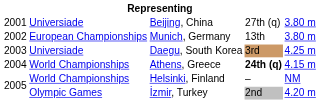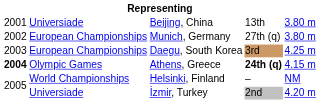(263, 22) 27th (q) -> (255, 22) 13th
(255, 37) 13th -> (263, 37) 27th (q)
(56, 51) Universiade -> (88, 51) European Championships
(15, 65) normal -> (15, 65) bold
(79, 65) World Championships -> (66, 65) Olympic Games
(66, 93) Olympic Games -> (56, 93) Universiade
